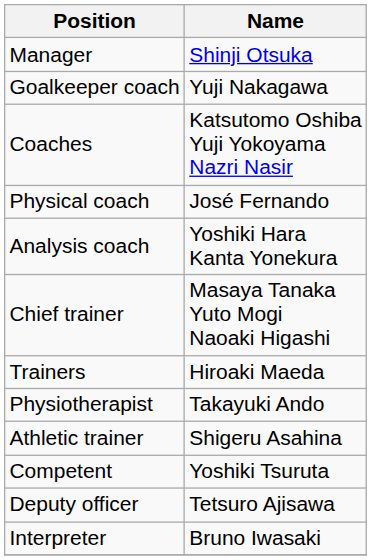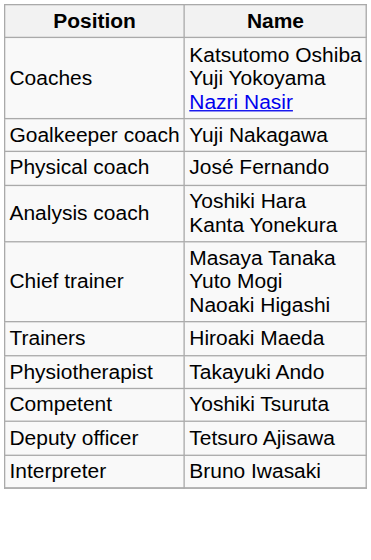- row: (51, 54)
rows swapped: (51, 144) <-> (95, 87)
- row: (76, 438)
